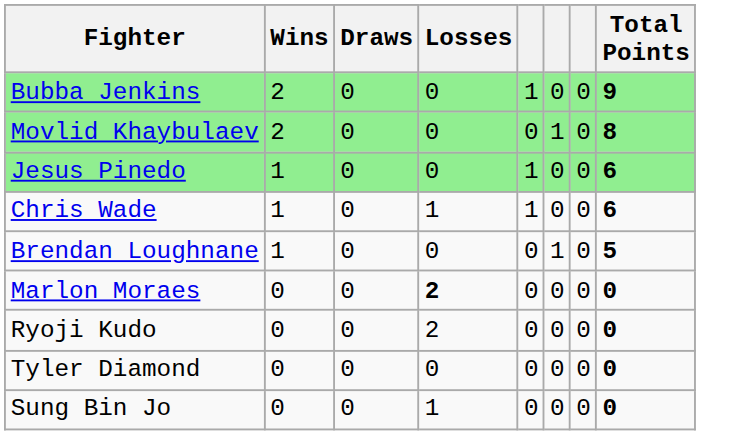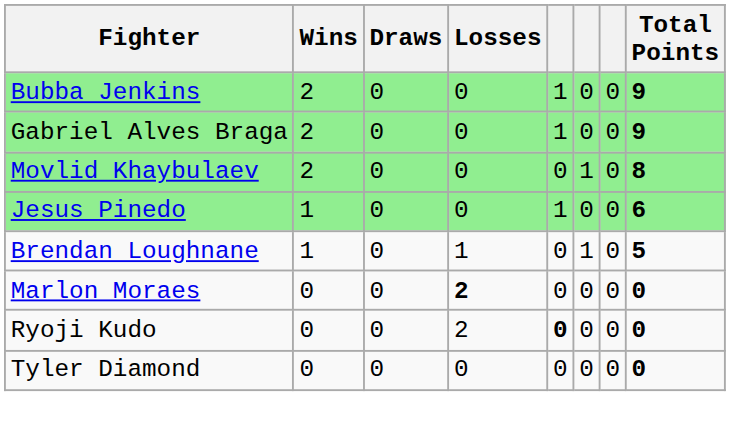+ row: (149, 132)
- row: (84, 211)
(432, 251) 0 -> (461, 251) 1
(531, 330) normal -> (560, 330) bold
- row: (91, 409)
